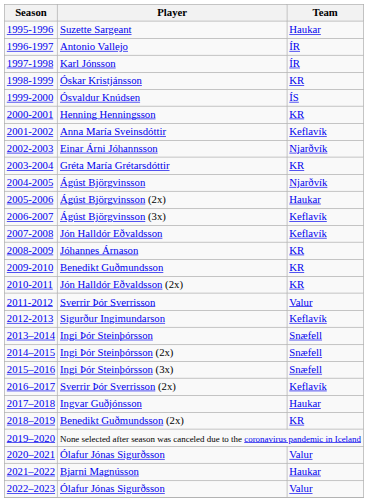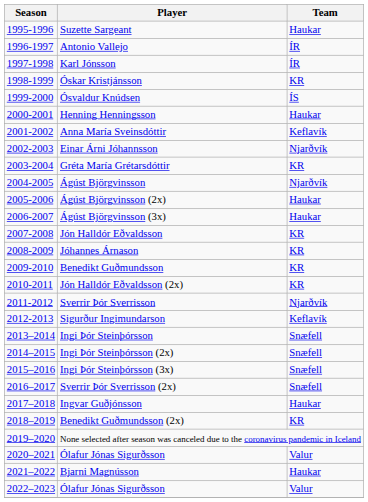(297, 115) KR -> (305, 115) Haukar
(308, 217) Keflavík -> (305, 217) Haukar
(308, 234) Keflavík -> (297, 234) KR
(301, 302) Valur -> (308, 302) Njarðvík
(308, 387) Keflavík -> (306, 387) Snæfell
